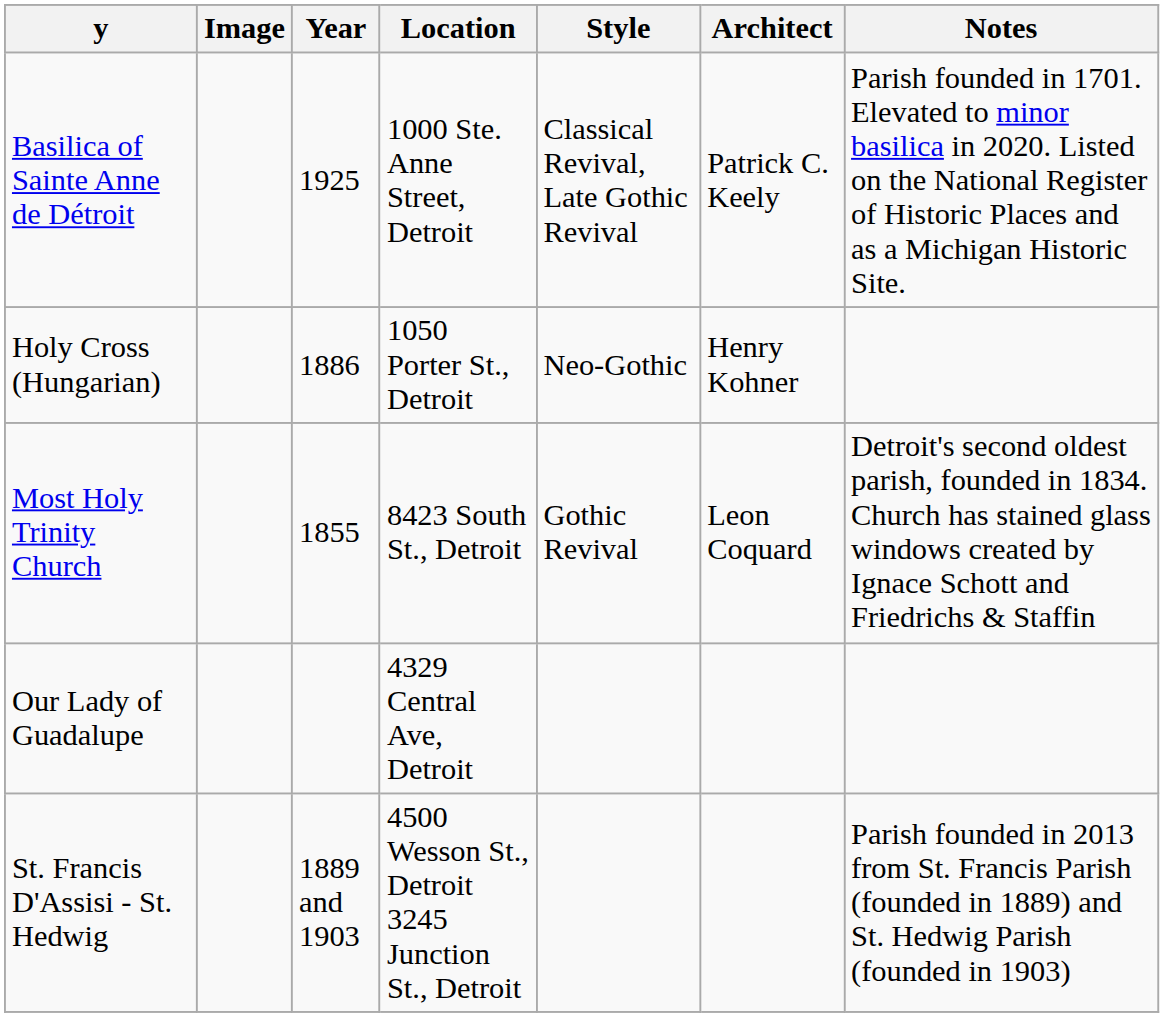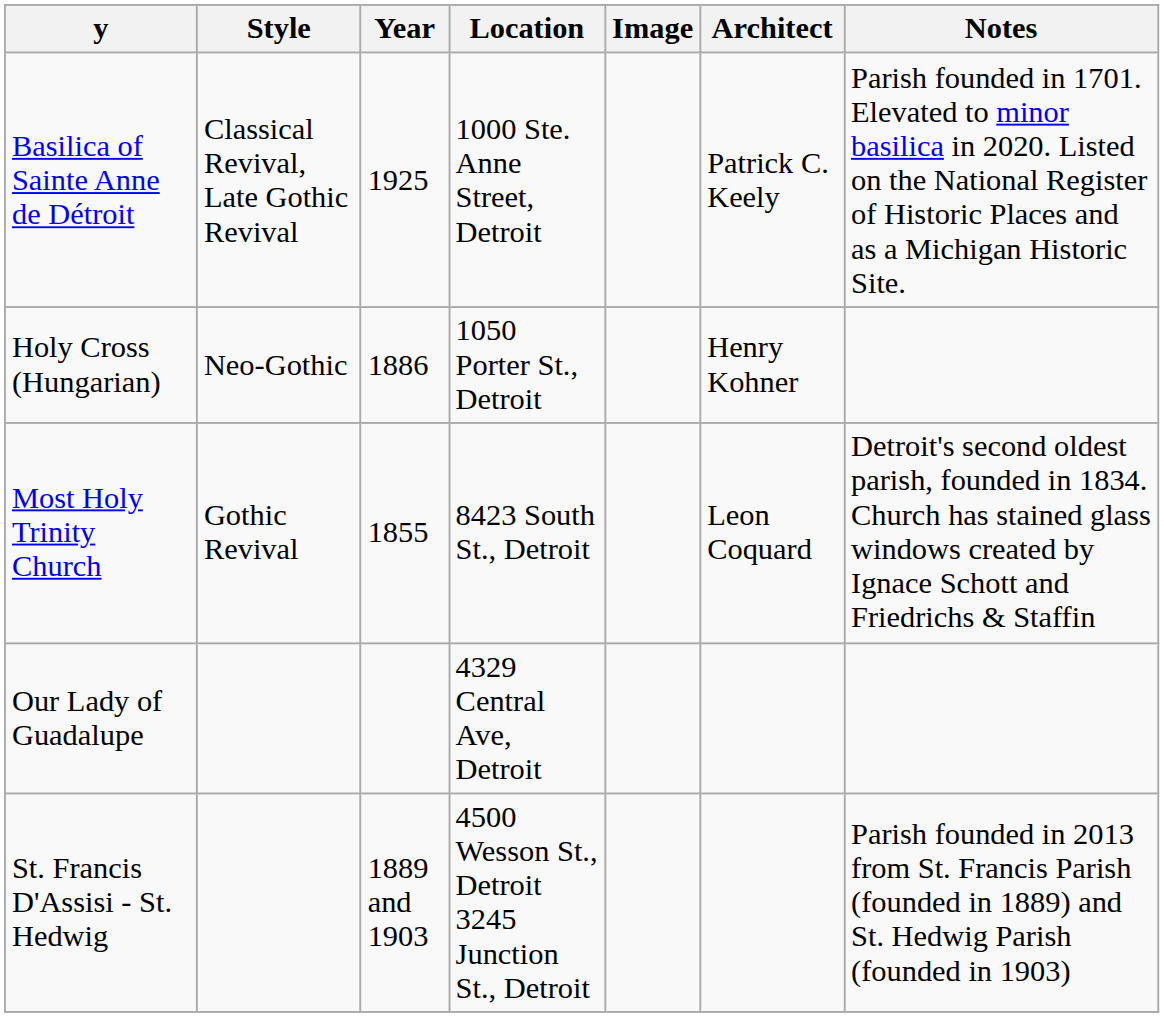columns swapped: (244, 28) <-> (618, 28)
